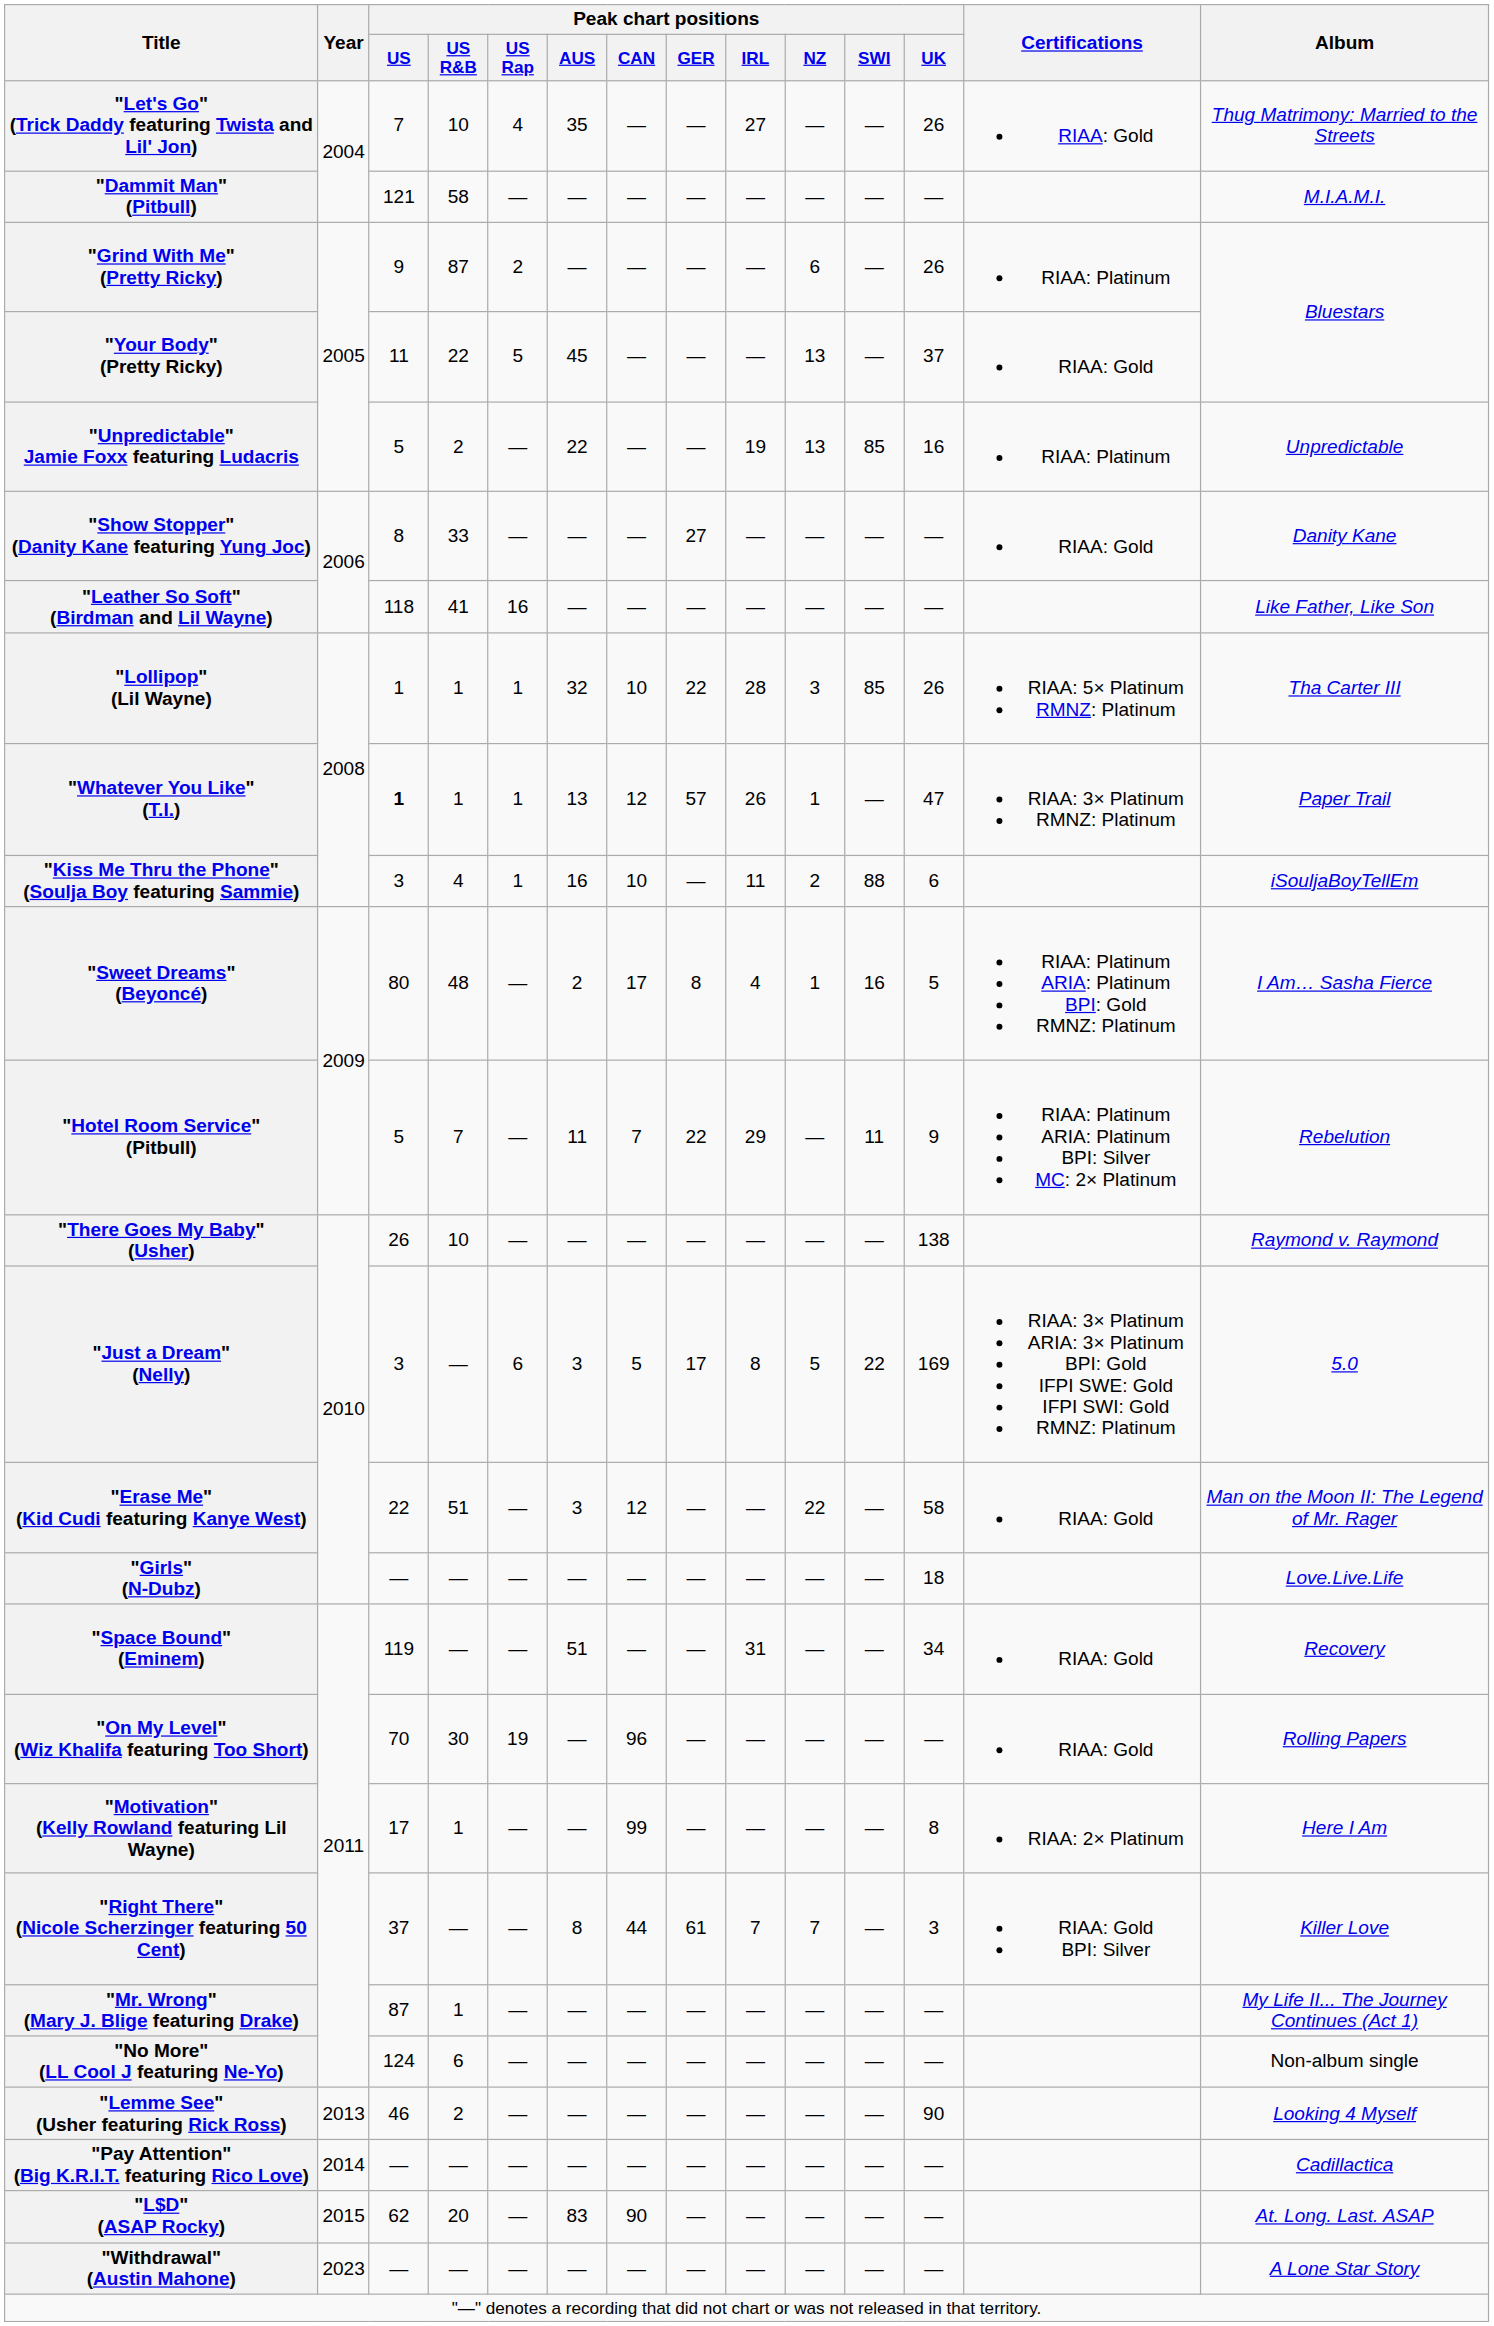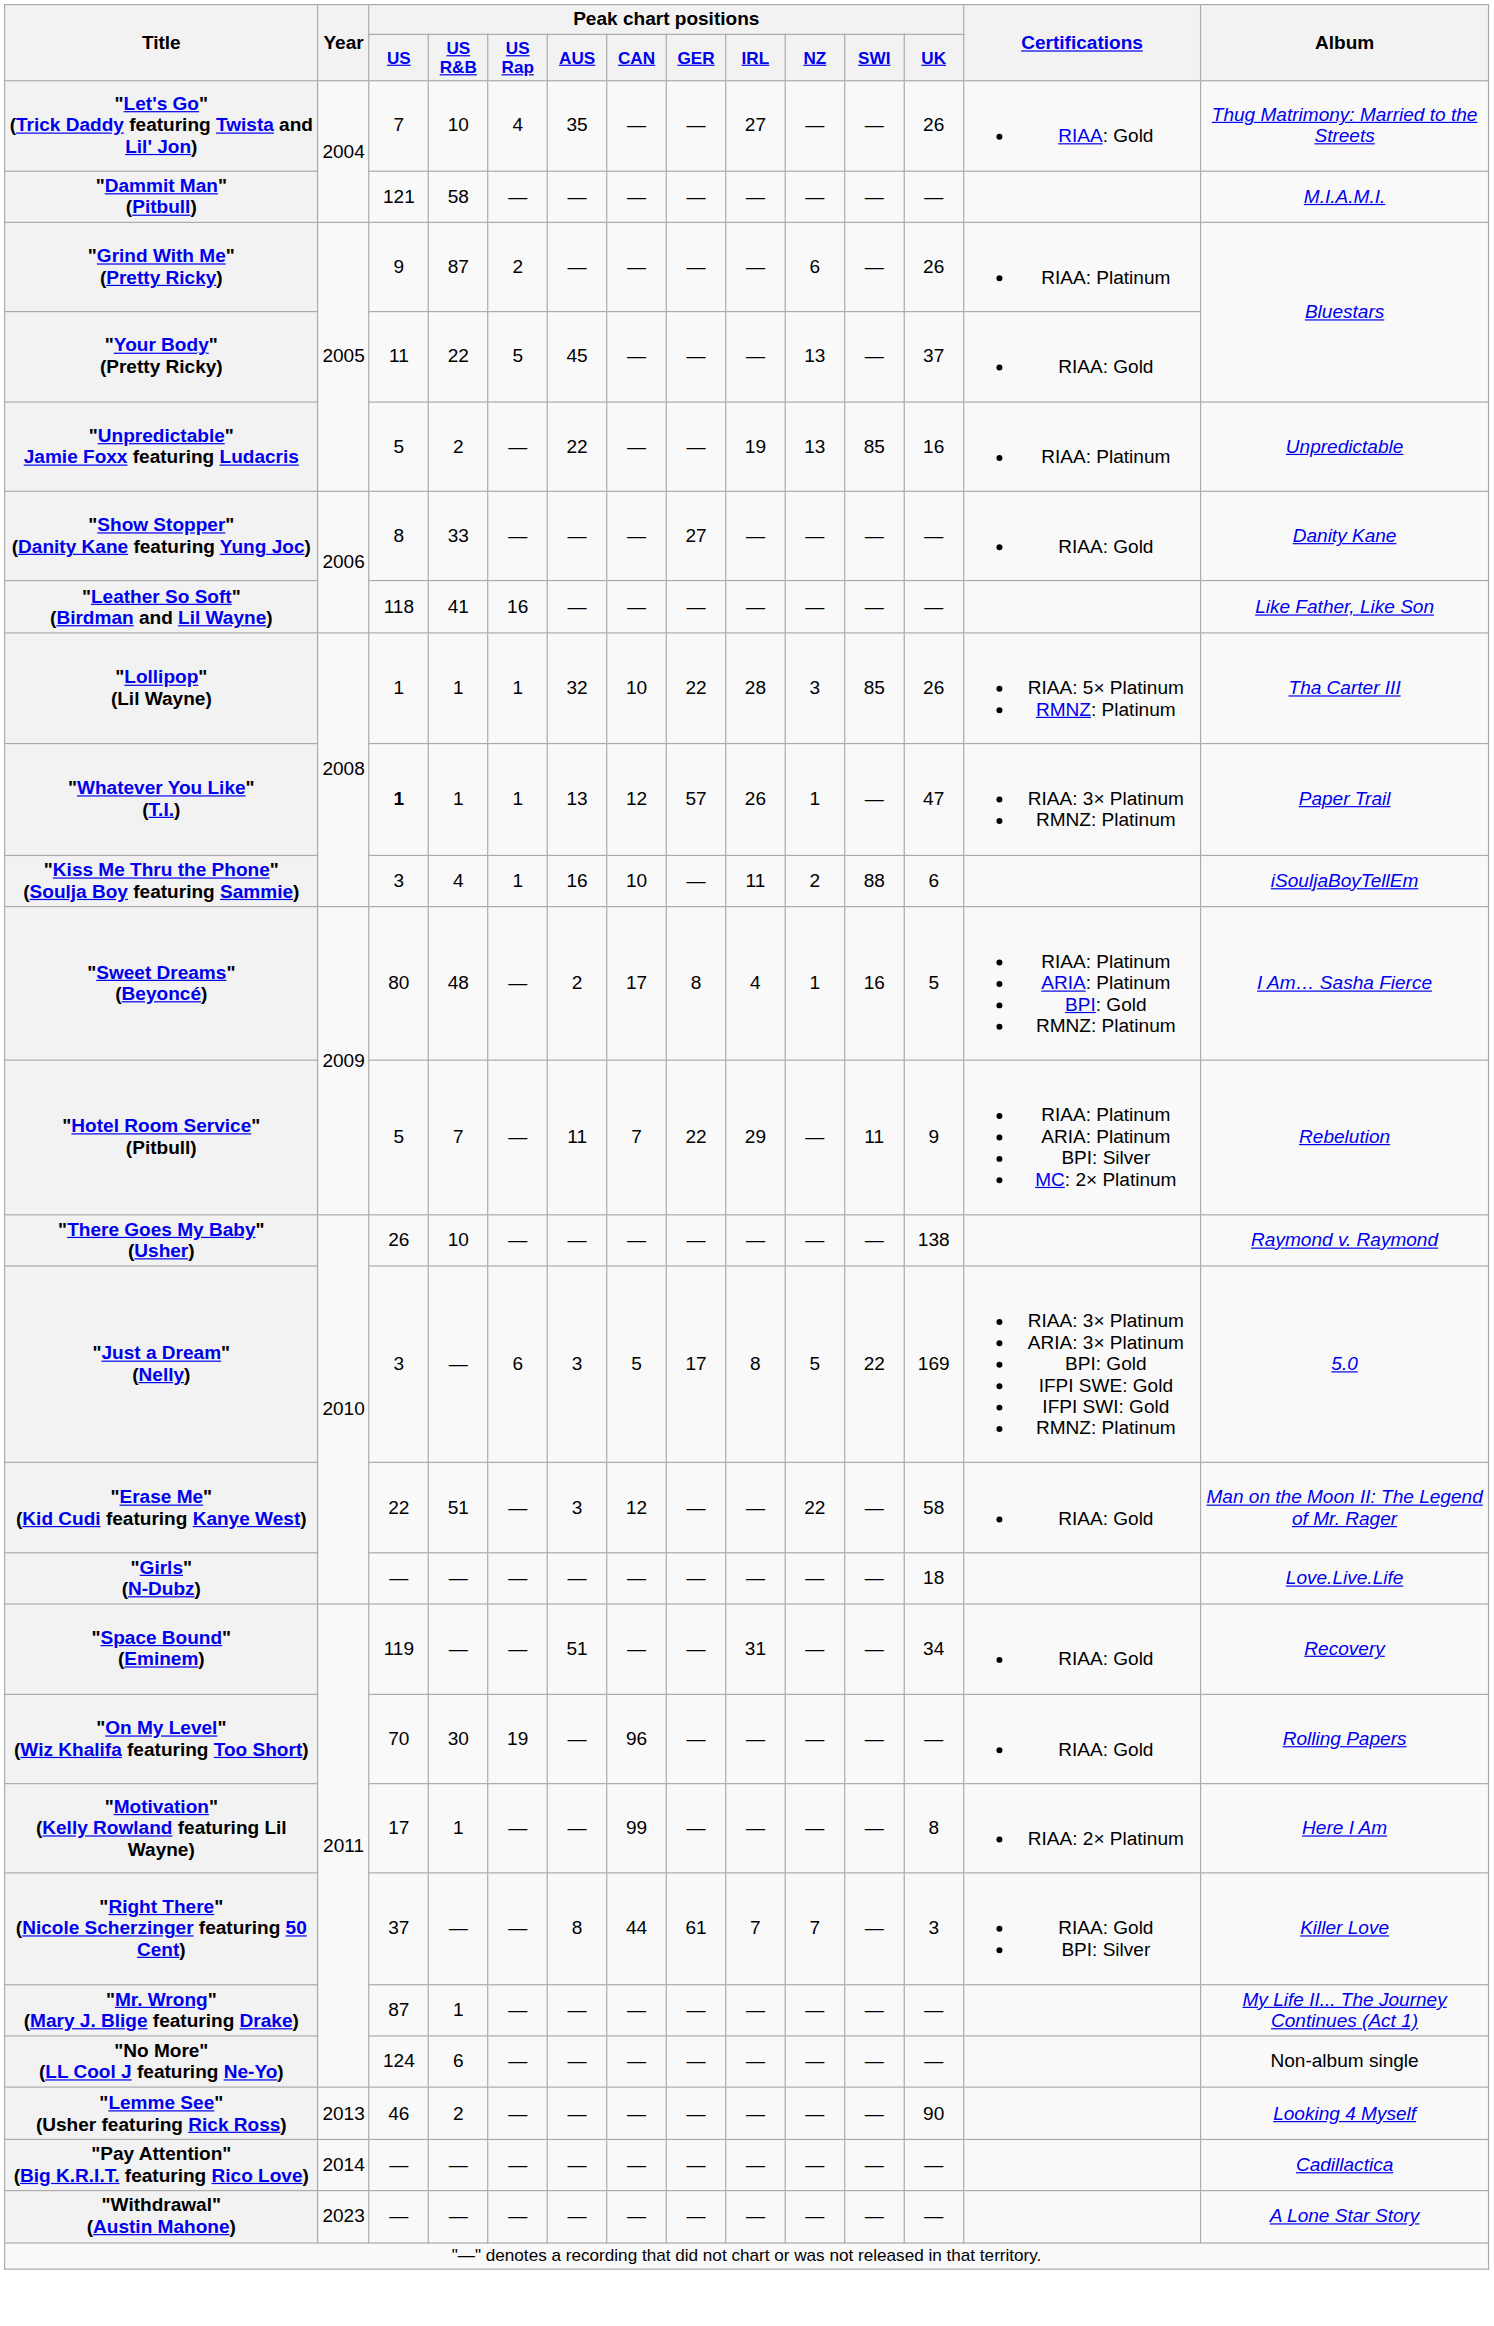- row: (161, 2216)
